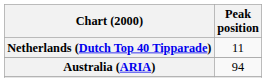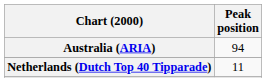rows swapped: (109, 67) <-> (109, 47)
